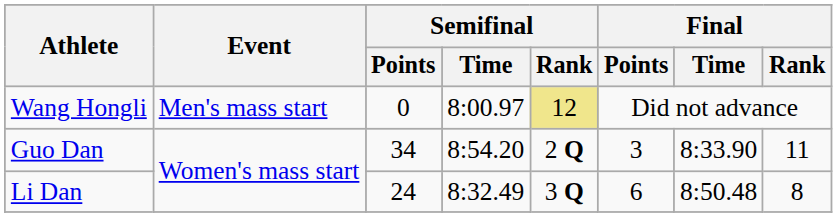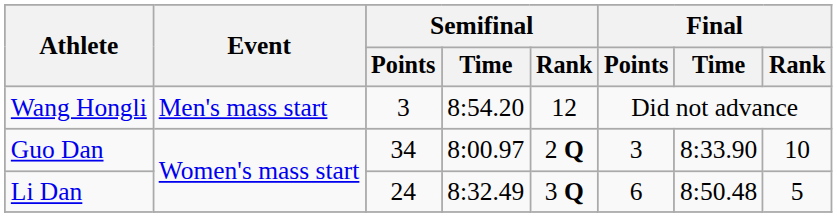(403, 107) 0 -> (403, 107) 3
(486, 107) 8:00.97 -> (486, 107) 8:54.20
(564, 107) khaki background -> (564, 107) no background
(486, 149) 8:54.20 -> (486, 149) 8:00.97
(797, 149) 11 -> (797, 149) 10
(797, 191) 8 -> (797, 191) 5
